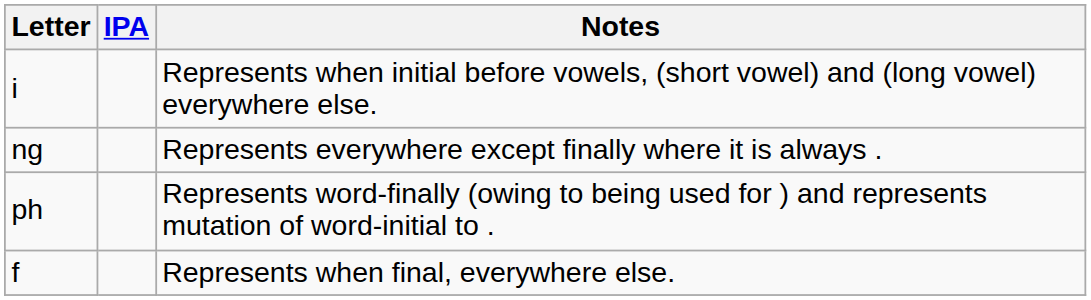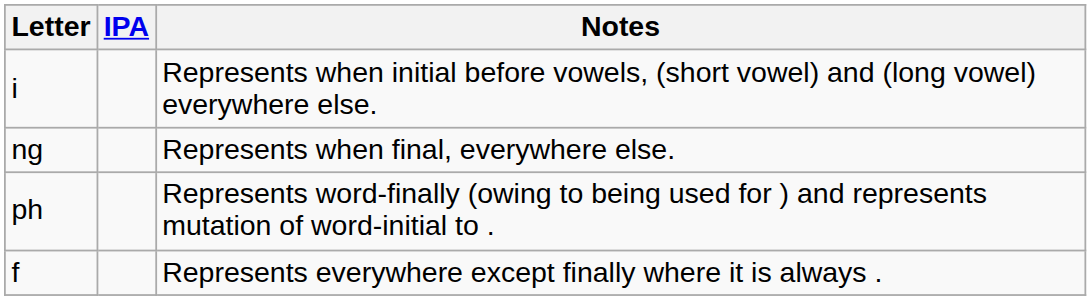(522, 149) Represents everywhere except finally where it is always . -> (419, 149) Represents when final, everywhere else.
(419, 271) Represents when final, everywhere else. -> (522, 271) Represents everywhere except finally where it is always .
